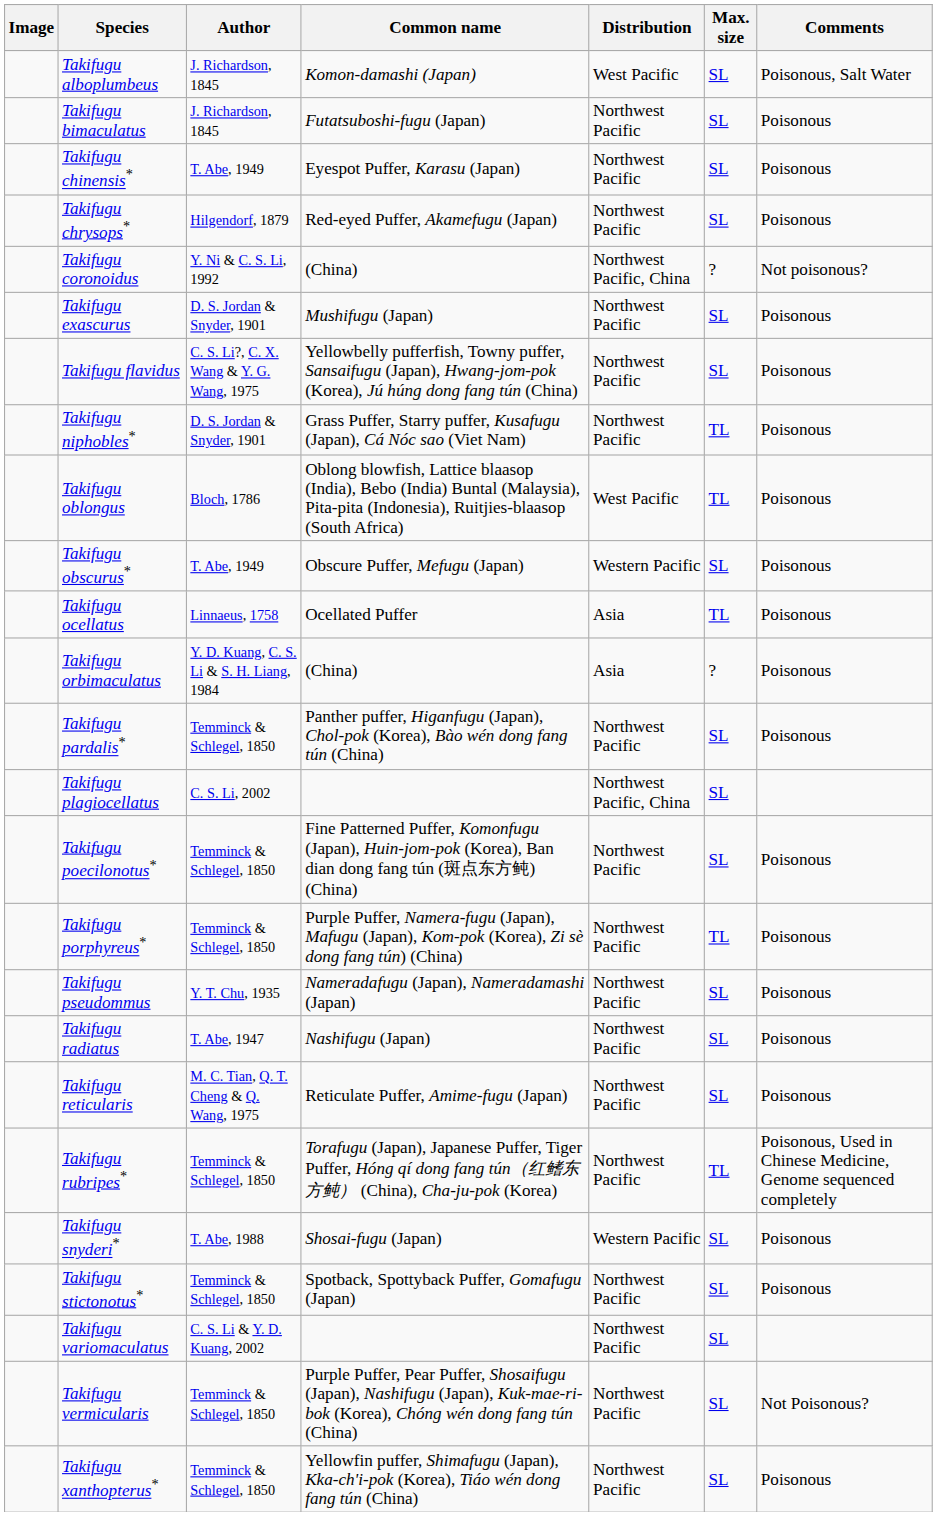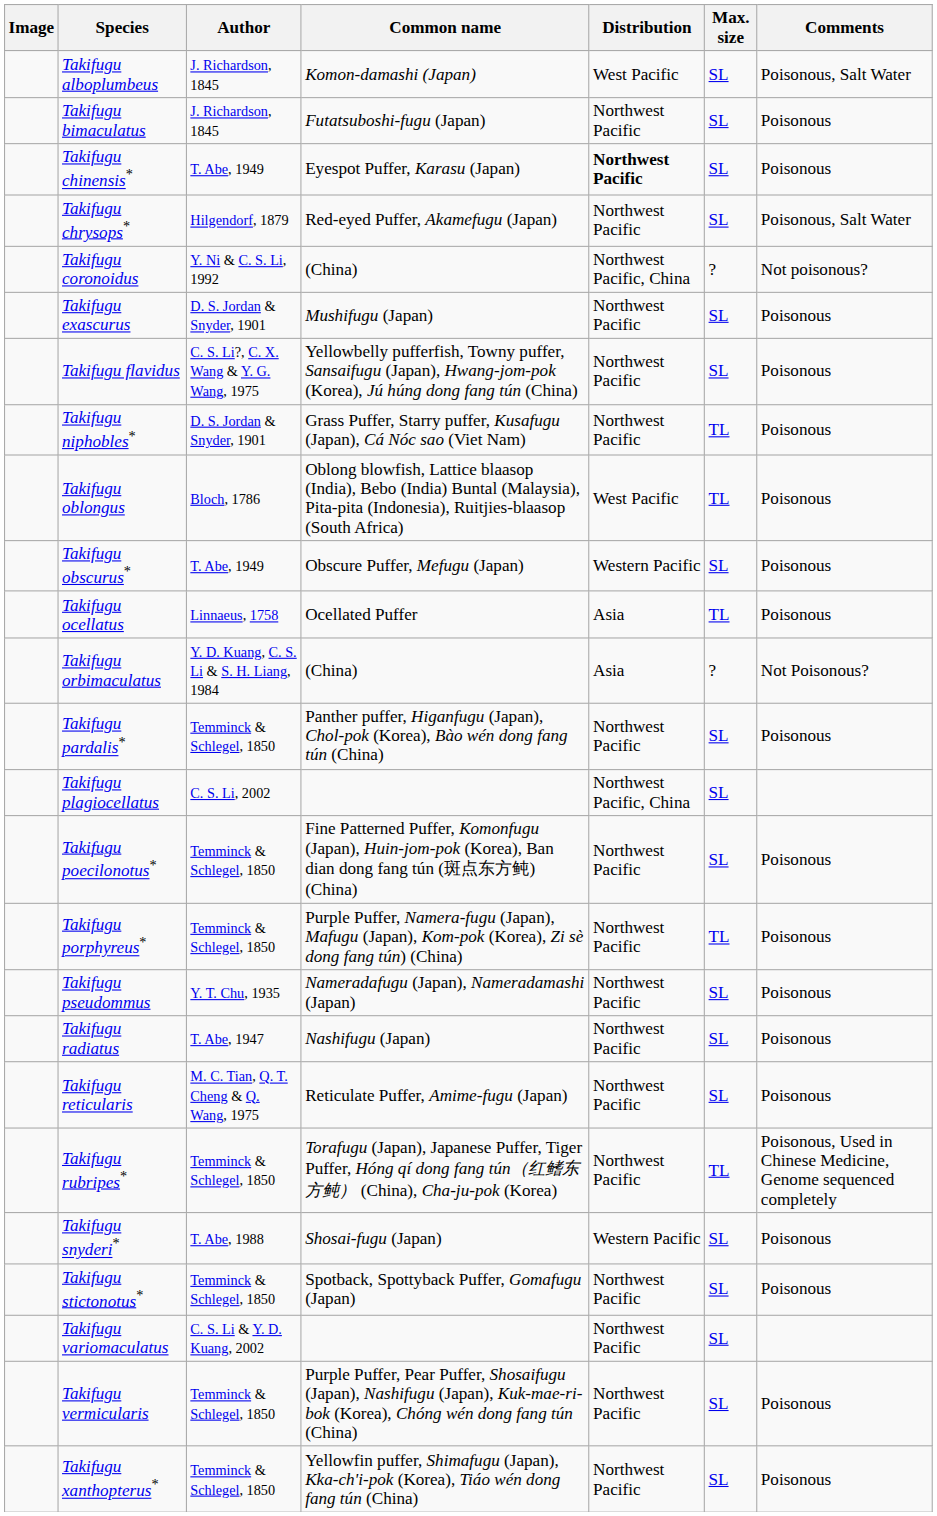(629, 169) normal -> (631, 169) bold
(796, 220) Poisonous -> (836, 220) Poisonous, Salt Water
(796, 670) Poisonous -> (815, 670) Not Poisonous?
(815, 1403) Not Poisonous? -> (796, 1403) Poisonous
